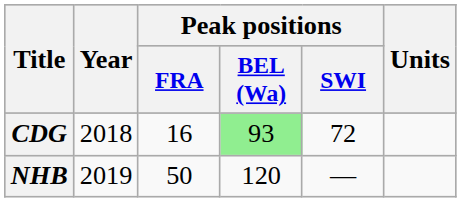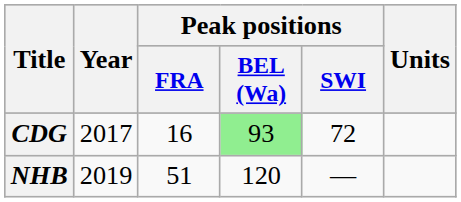(106, 133) 2018 -> (106, 133) 2017
(179, 175) 50 -> (179, 175) 51
